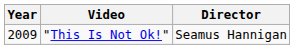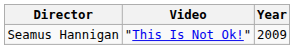columns swapped: (22, 15) <-> (231, 15)
